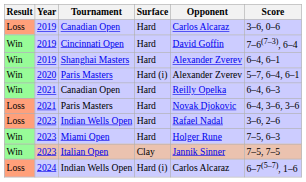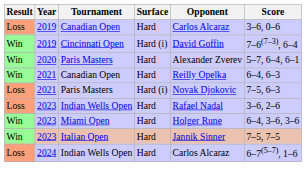(146, 43) Hard -> (152, 43) Hard (i)
- row: (47, 60)
(152, 75) Hard (i) -> (146, 60) Hard
(146, 106) Hard -> (152, 90) Hard (i)
(273, 106) 6–4, 3–6, 3–6 -> (263, 90) 7–5, 6–3
(263, 136) 7–5, 6–3 -> (273, 121) 6–4, 3–6, 3–6
(146, 151) Clay -> (146, 136) Hard
(152, 168) Hard (i) -> (146, 153) Hard
